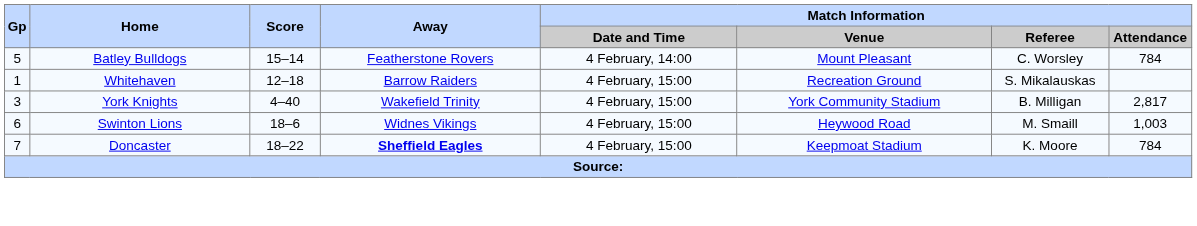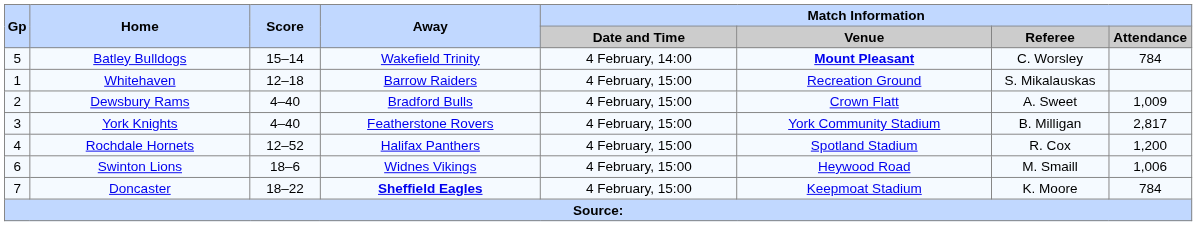(430, 59) Featherstone Rovers -> (430, 59) Wakefield Trinity
(864, 59) normal -> (864, 59) bold
+ row: (140, 102)
(430, 102) Wakefield Trinity -> (430, 123) Featherstone Rovers
+ row: (140, 145)
(1150, 123) 1,003 -> (1150, 167) 1,006
